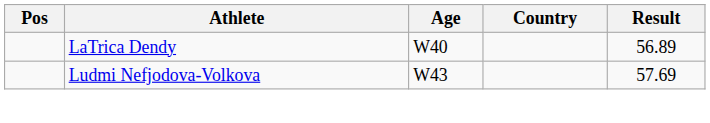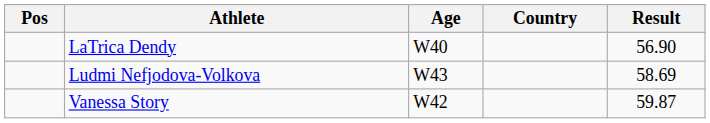(656, 46) 56.89 -> (656, 46) 56.90
(656, 74) 57.69 -> (656, 74) 58.69
+ row: (119, 103)
